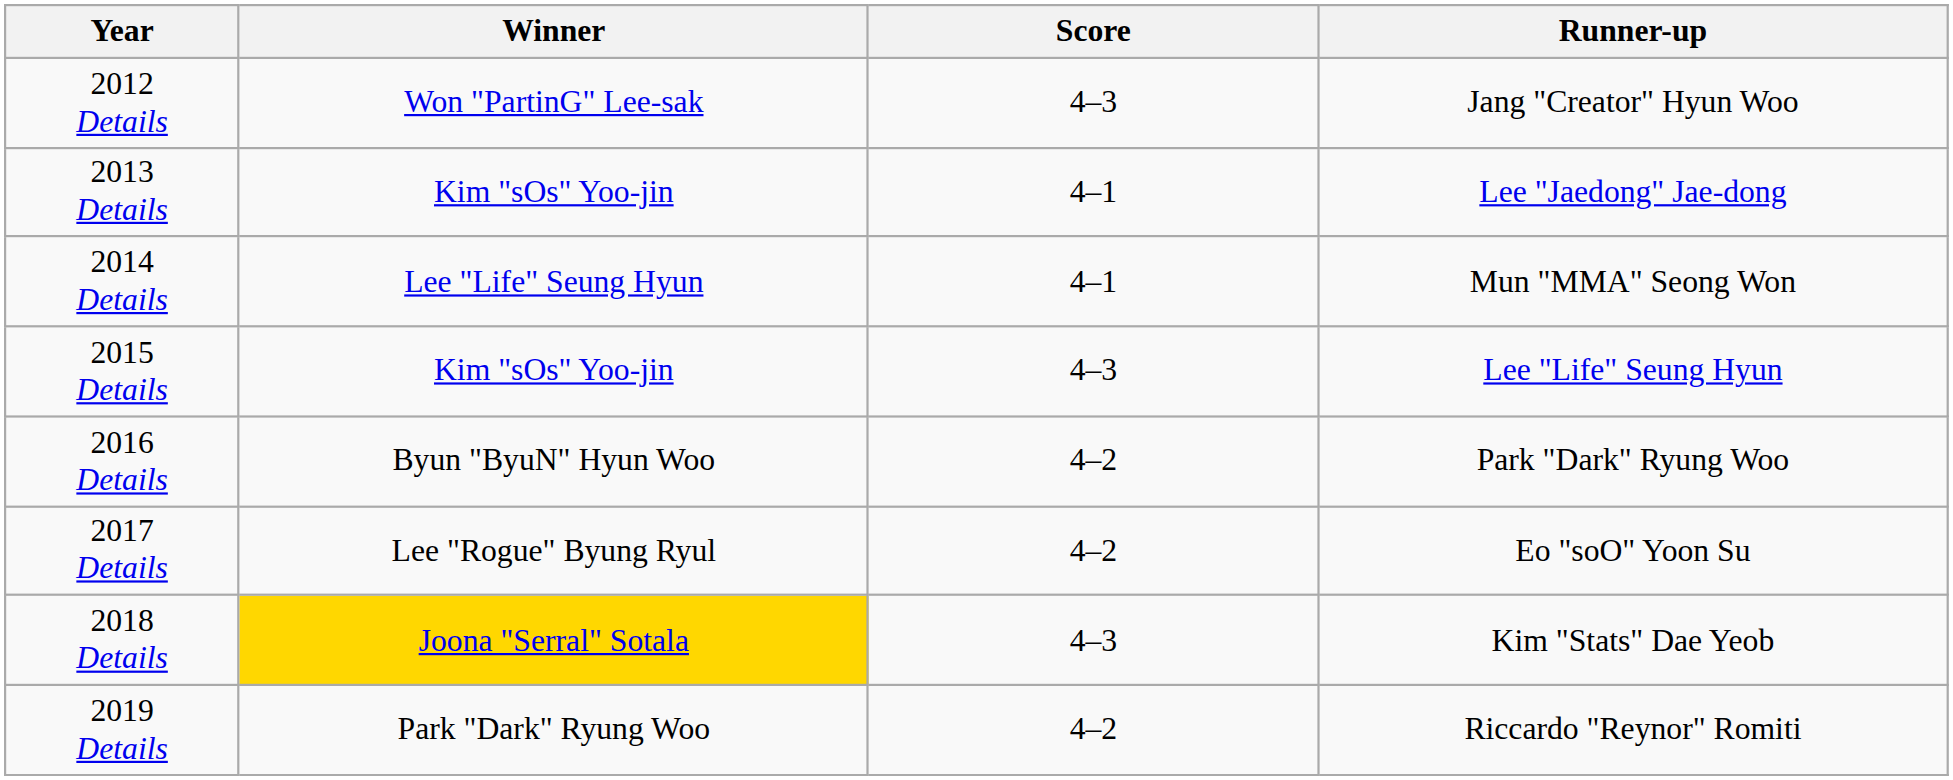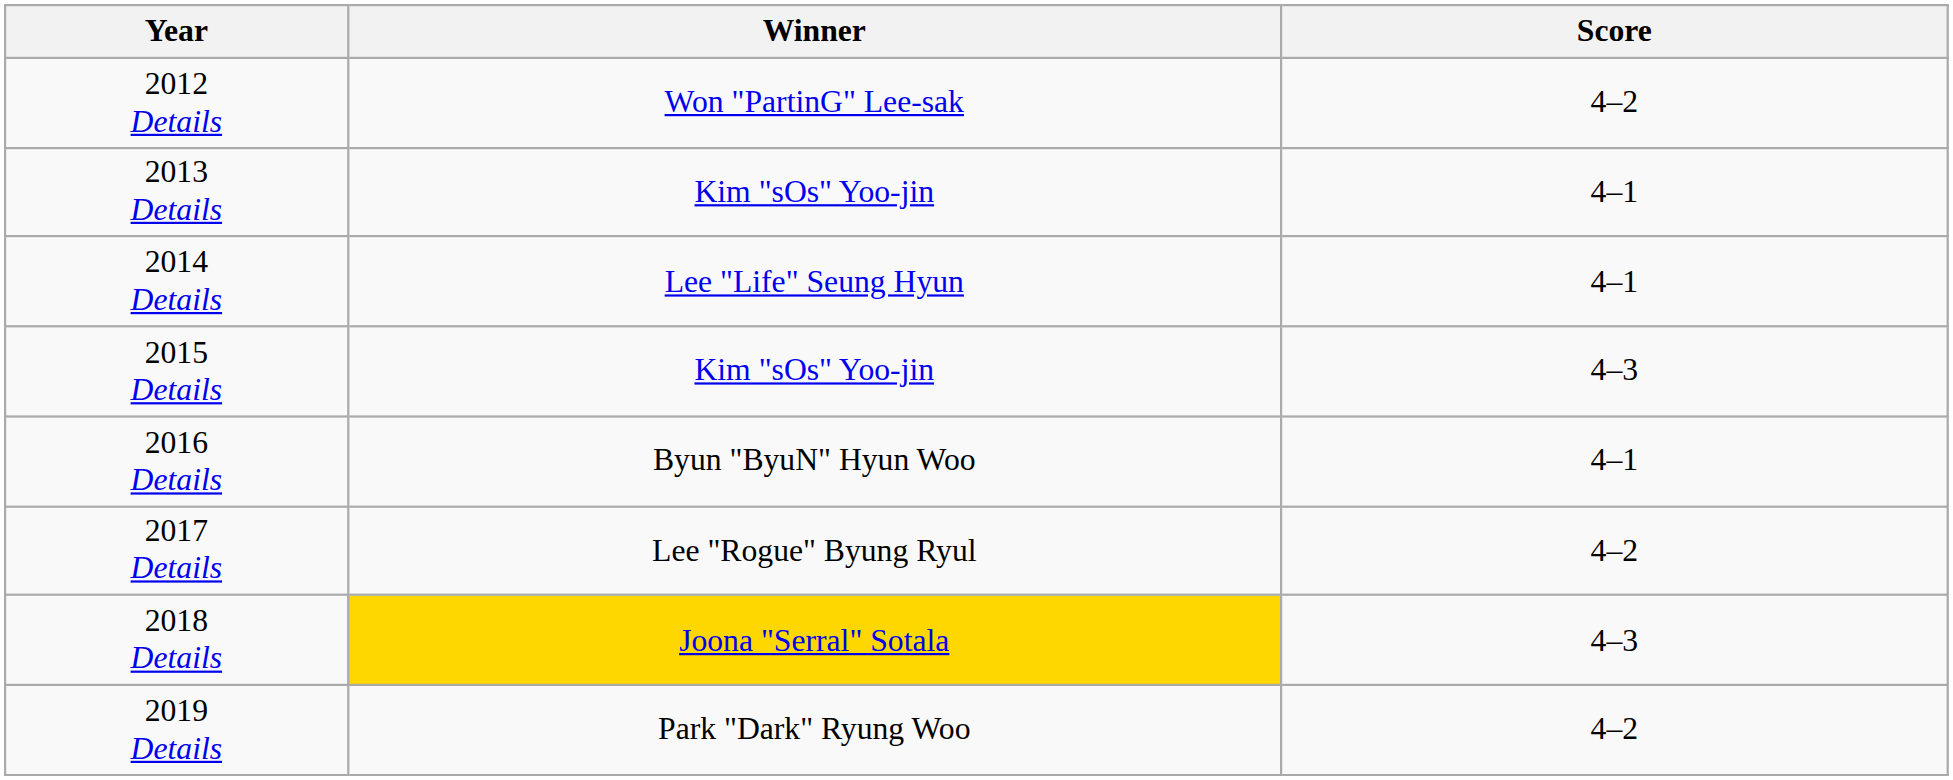- column: (1633, 31)
(1093, 101) 4–3 -> (1614, 101) 4–2
(1093, 460) 4–2 -> (1614, 460) 4–1
